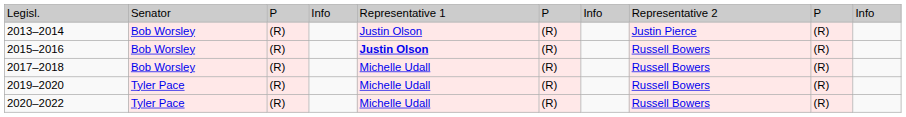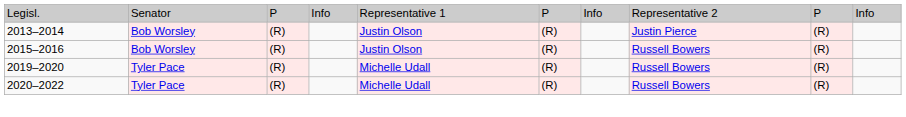(394, 49) bold -> (391, 49) normal
- row: (35, 67)
